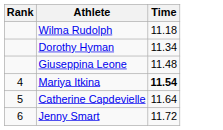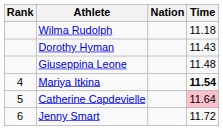+ column: (167, 13)
(164, 47) 11.34 -> (203, 47) 11.43
(164, 99) no background -> (203, 99) pink background
